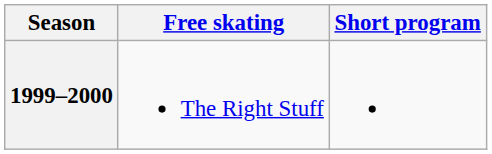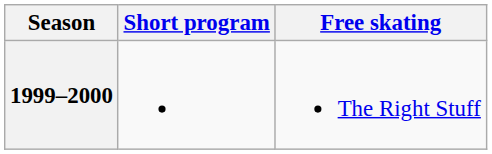columns swapped: (408, 22) <-> (224, 22)
